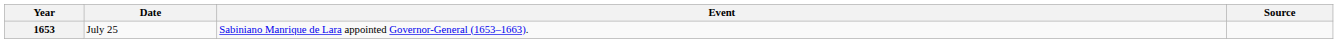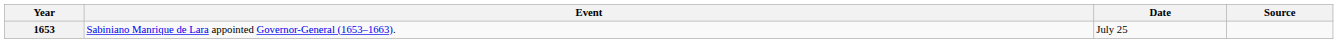columns swapped: (150, 13) <-> (722, 13)
